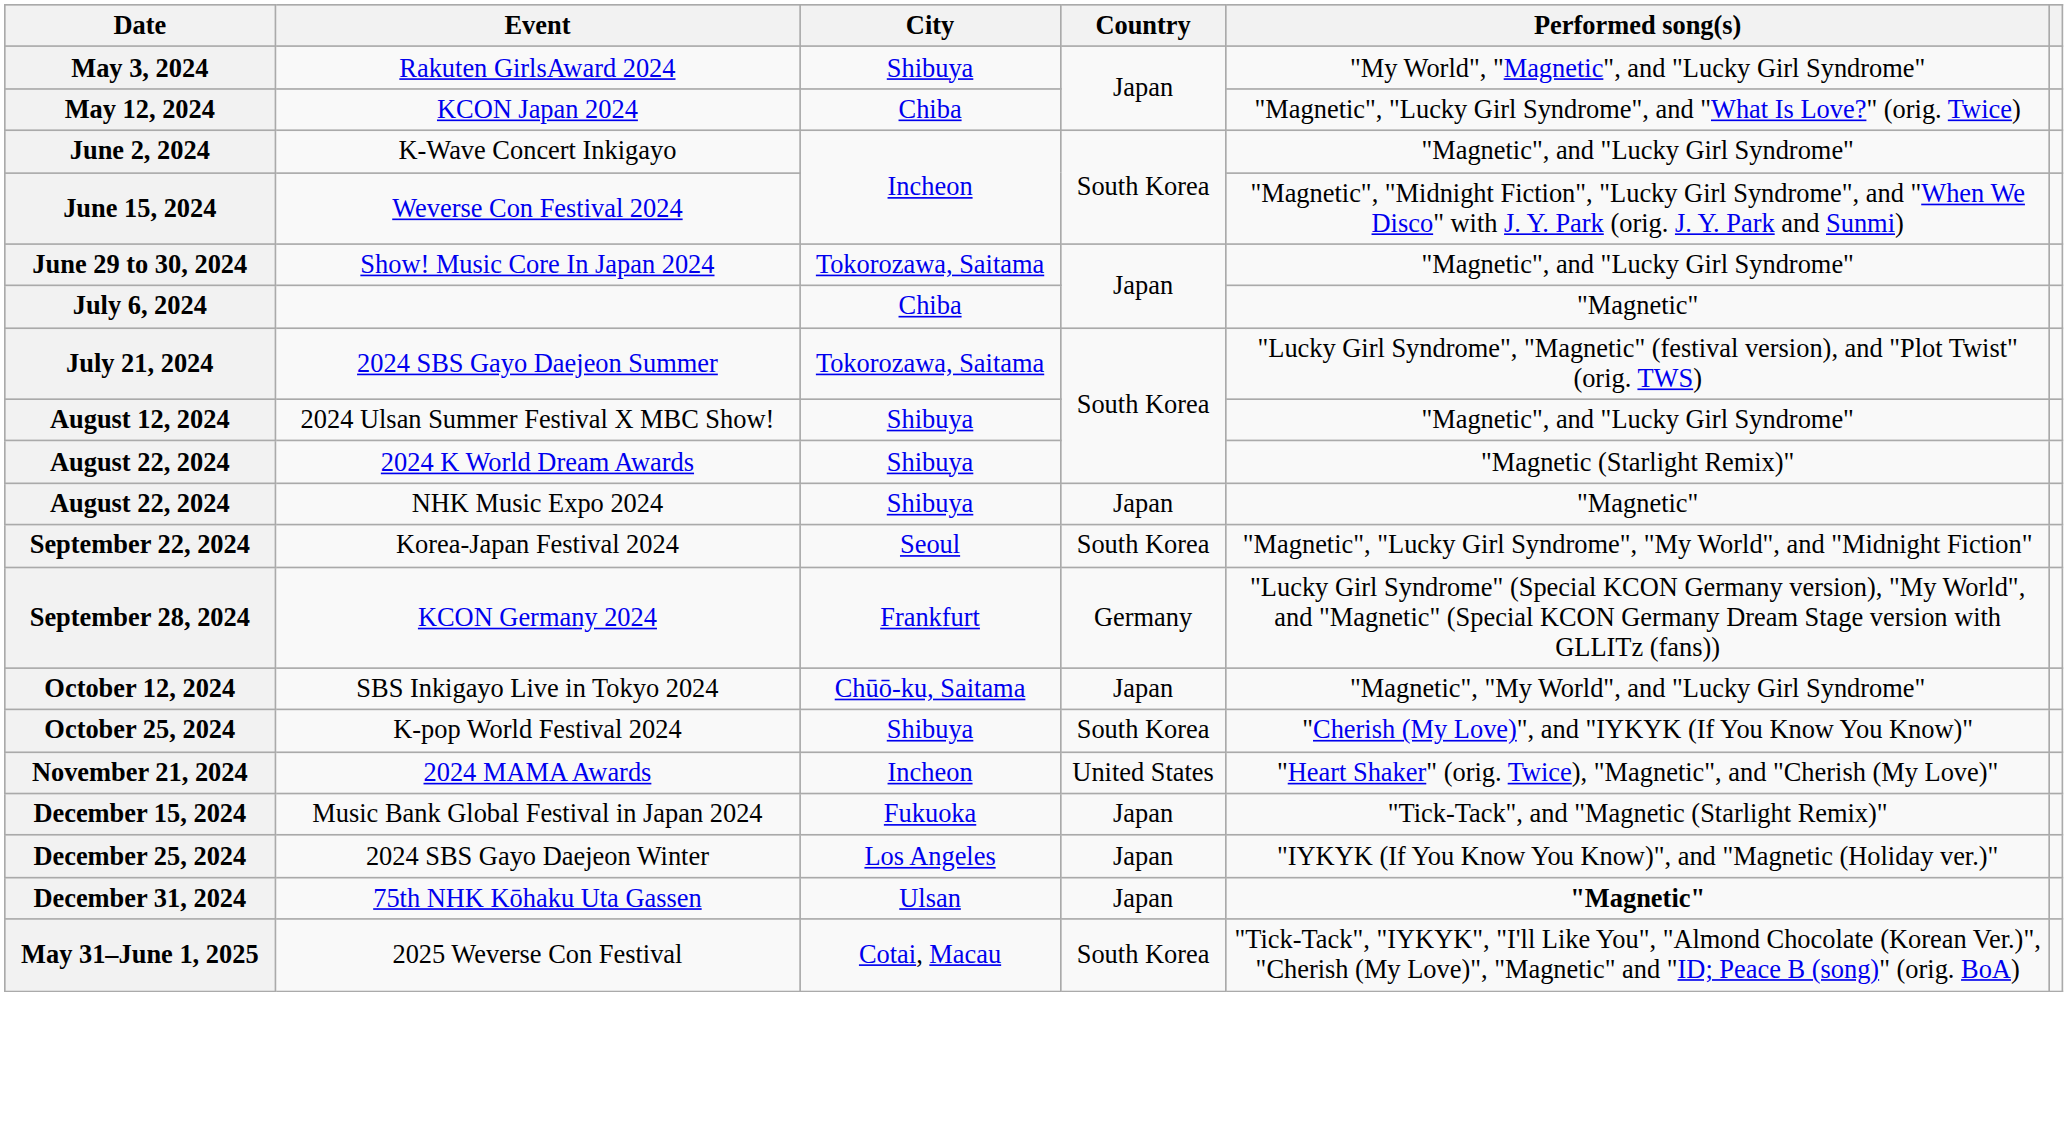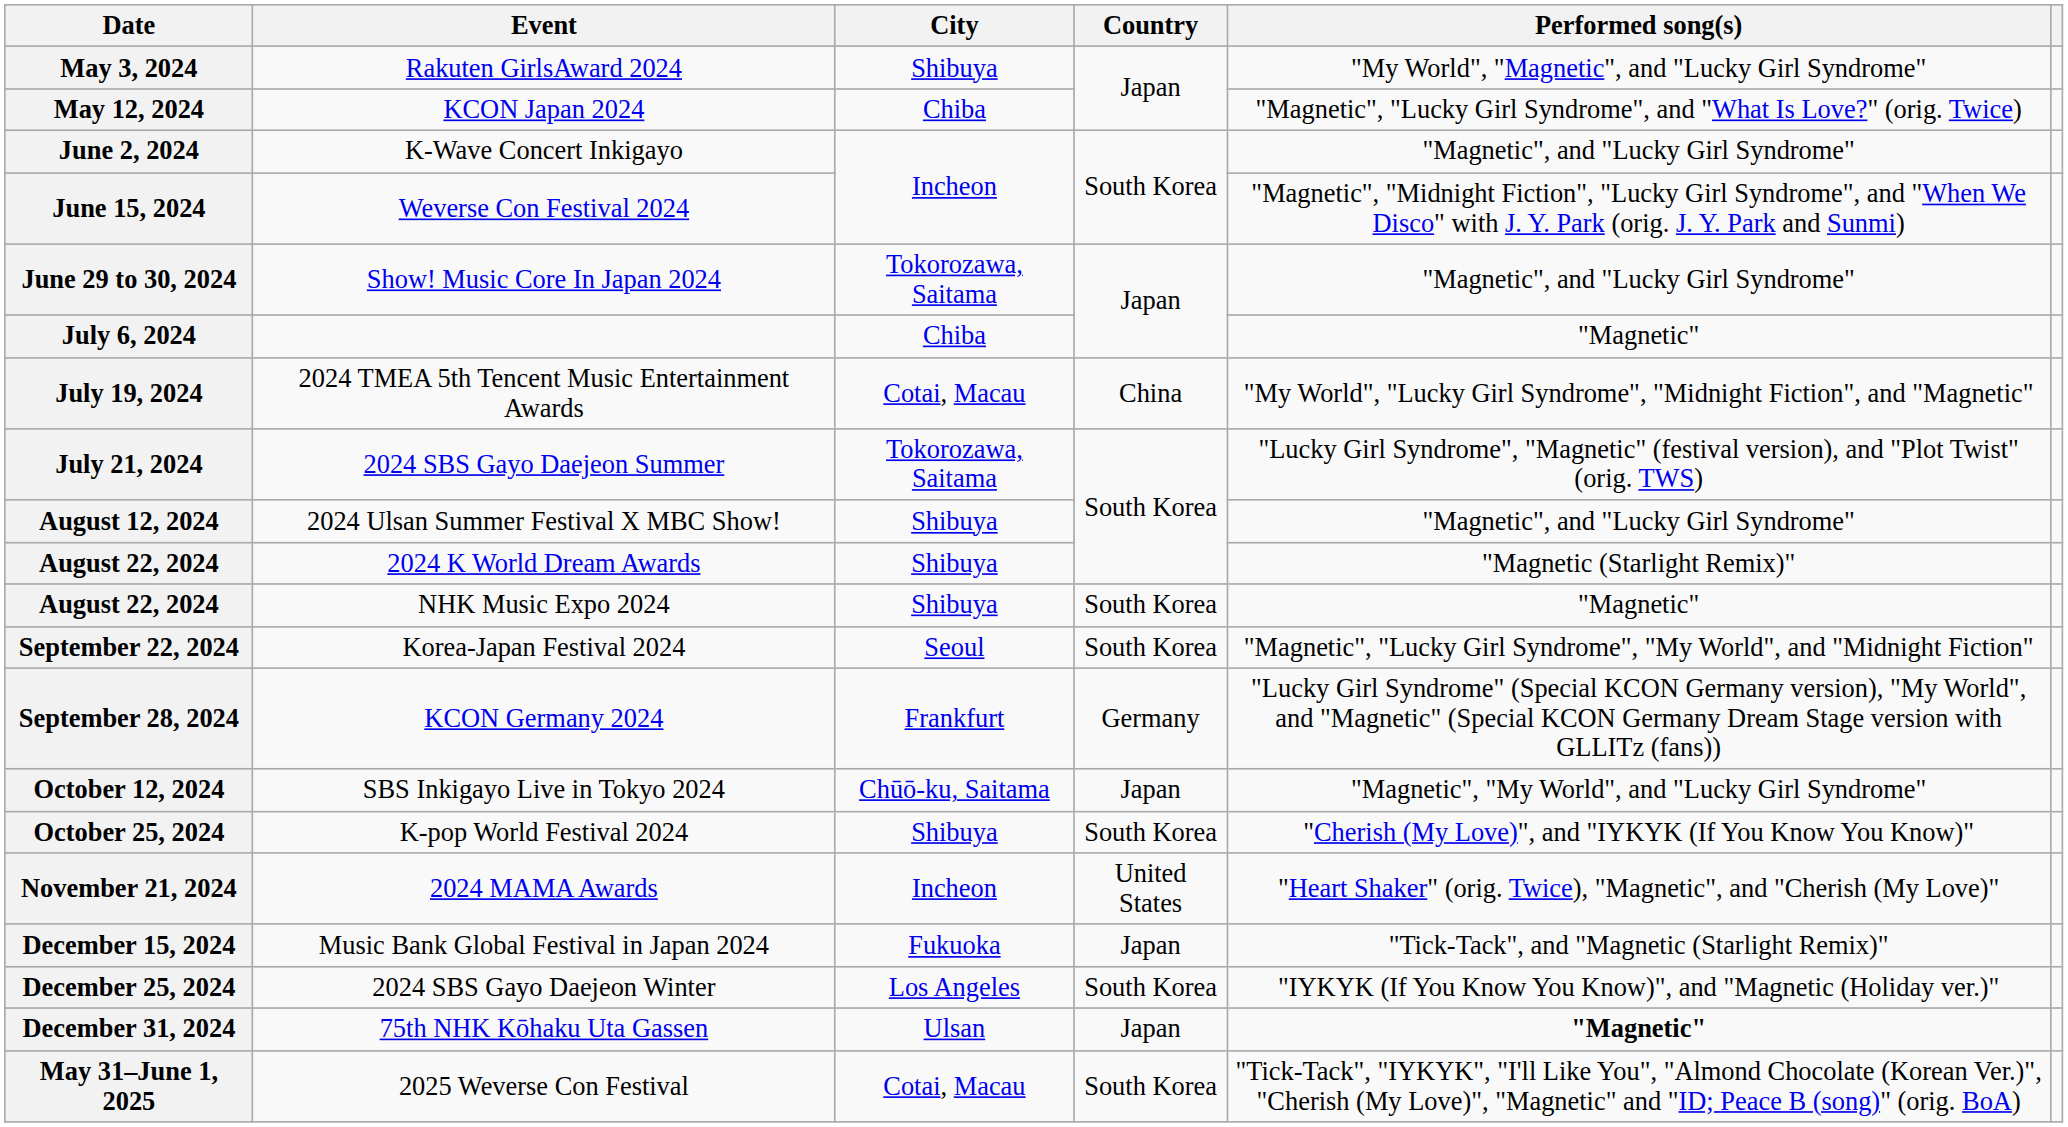+ row: (129, 392)
(1143, 503) Japan -> (1151, 604) South Korea
(1143, 856) Japan -> (1151, 986) South Korea
